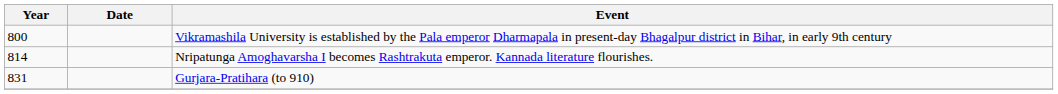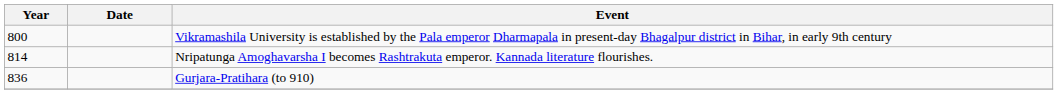(17, 78) 831 -> (17, 78) 836
